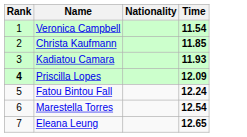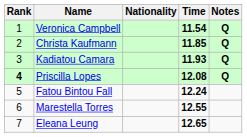+ column: (225, 12)
(194, 76) 12.09 -> (194, 76) 12.08
(194, 108) 12.54 -> (194, 108) 12.55
